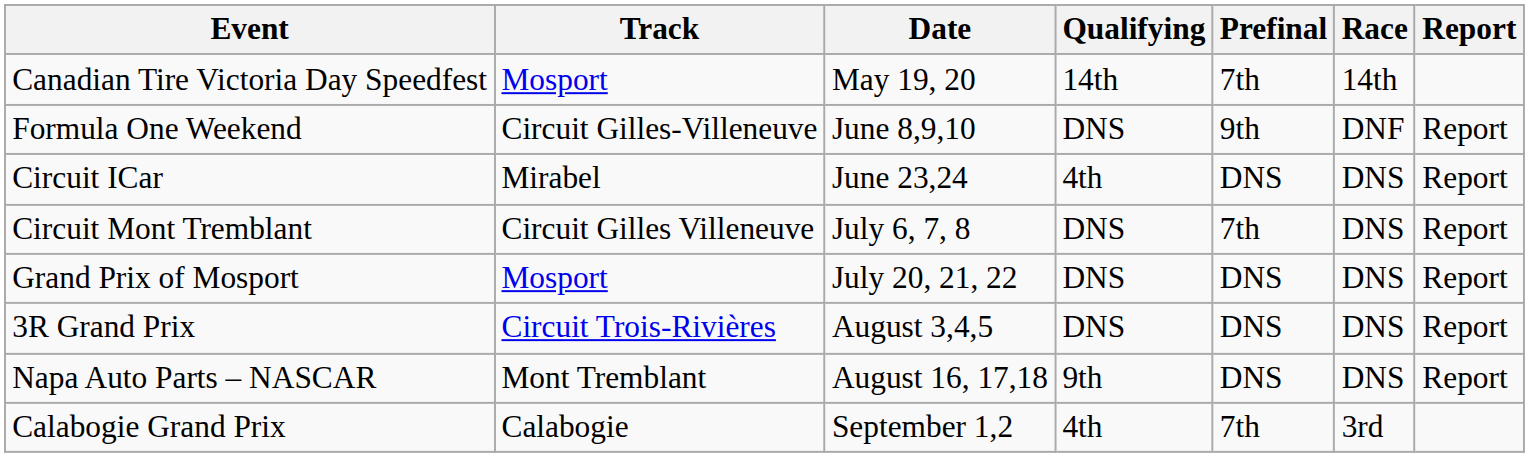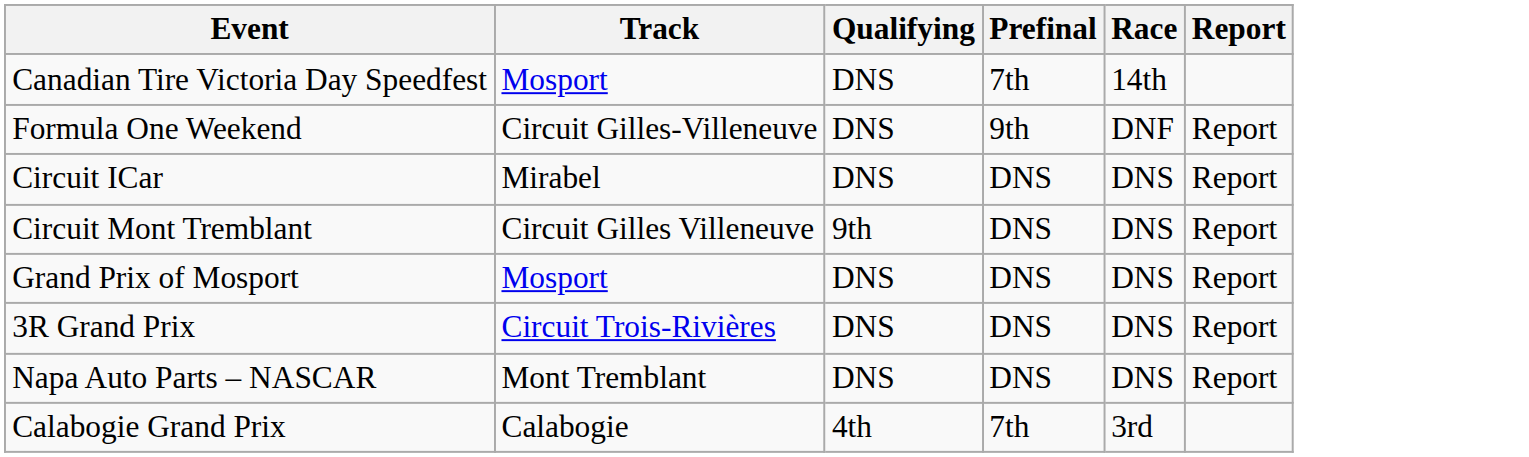- column: (940, 29)
(1090, 79) 14th -> (863, 79) DNS
(1082, 178) 4th -> (863, 178) DNS
(1094, 228) DNS -> (852, 228) 9th
(1240, 228) 7th -> (1021, 228) DNS
(1082, 377) 9th -> (863, 377) DNS
